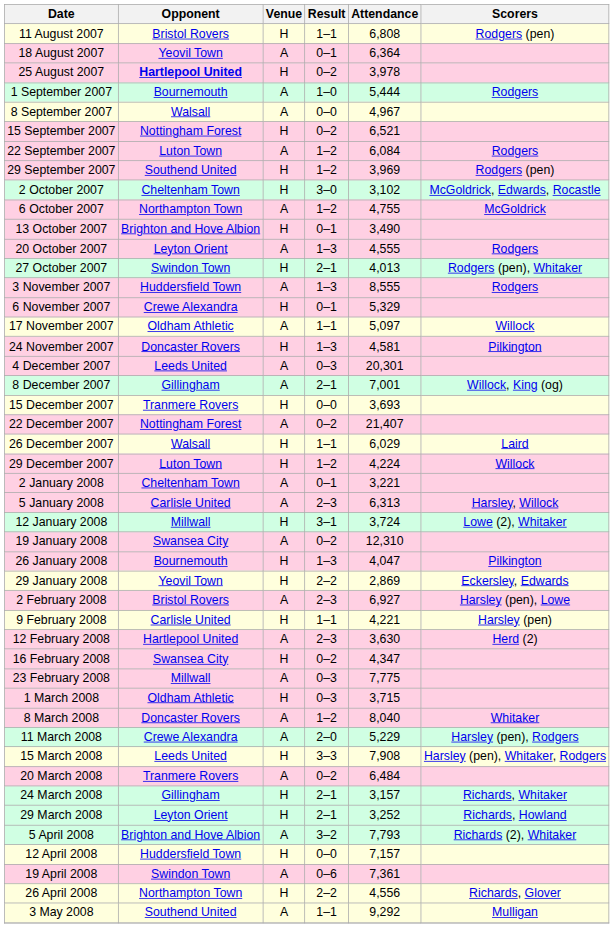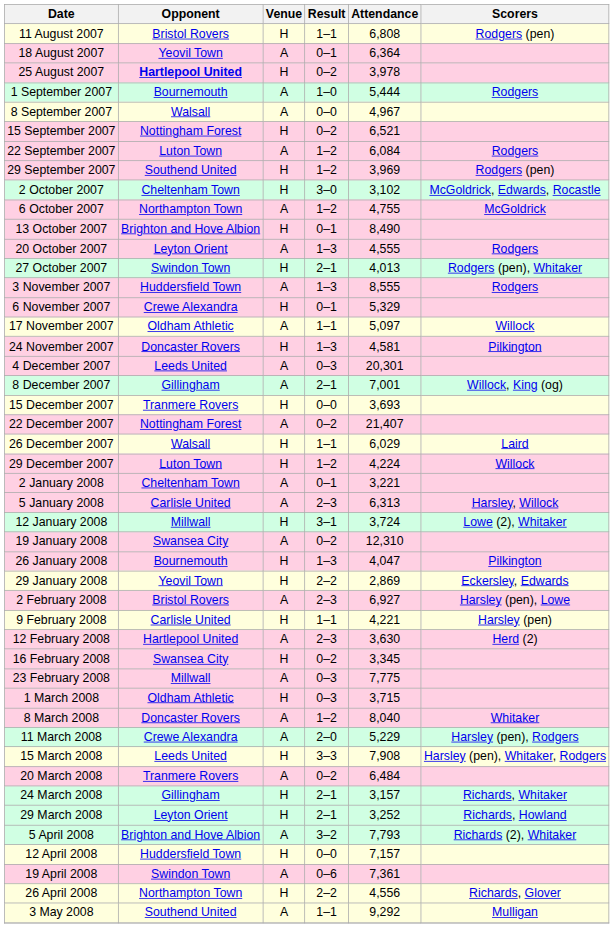(385, 229) 3,490 -> (385, 229) 8,490
(385, 659) 4,347 -> (385, 659) 3,345
